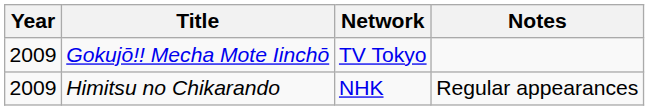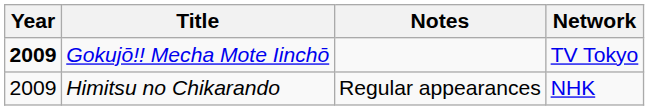columns swapped: (383, 21) <-> (537, 21)
(33, 54) normal -> (33, 54) bold
